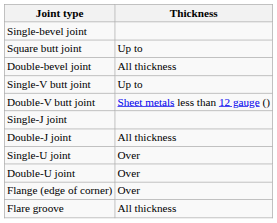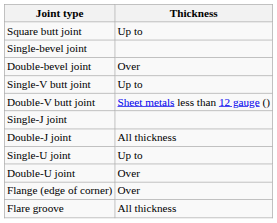rows swapped: (44, 48) <-> (47, 31)
(147, 66) All thickness -> (129, 66) Over
(129, 155) Over -> (130, 155) Up to
